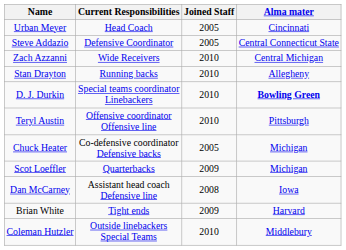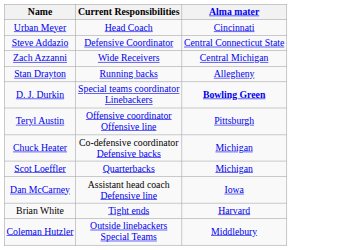- column: (209, 12)
